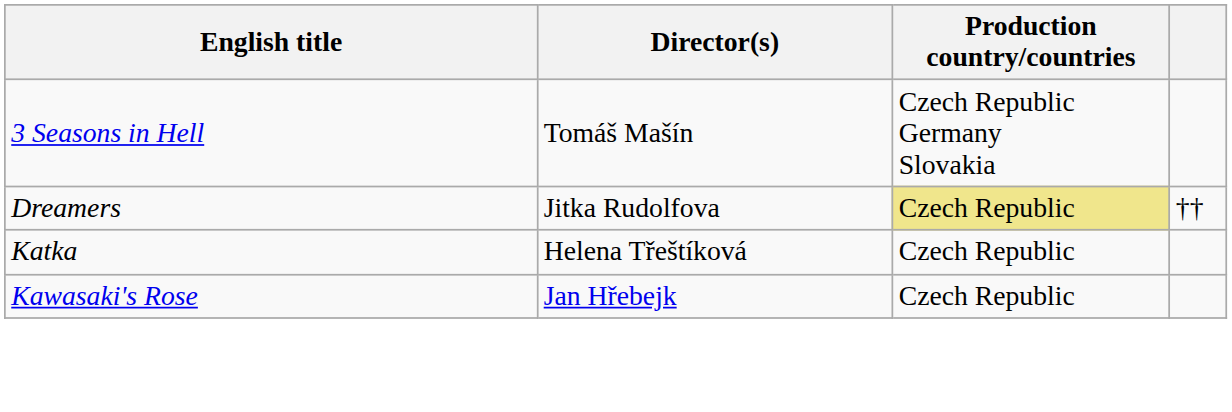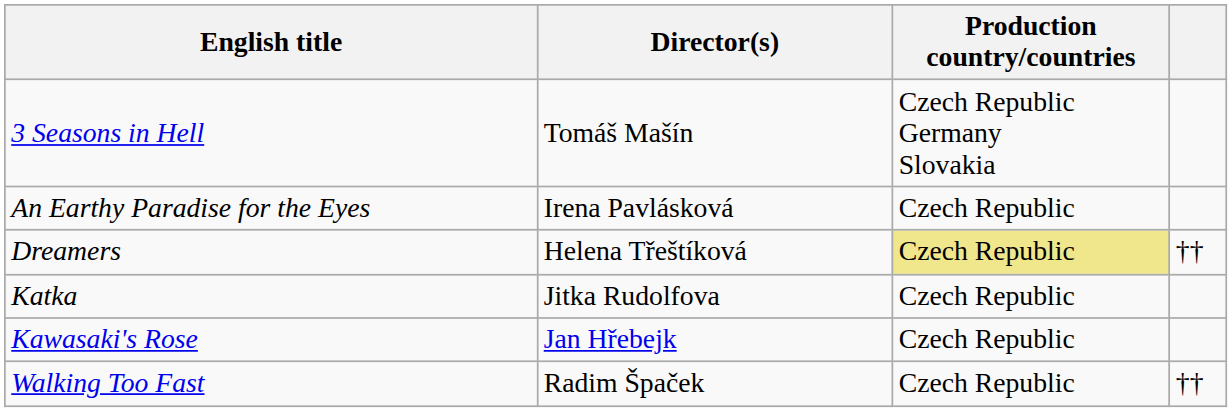+ row: (191, 207)
(632, 207) Jitka Rudolfova -> (645, 251) Helena Třeštíková
(645, 251) Helena Třeštíková -> (632, 295) Jitka Rudolfova
+ row: (108, 383)
